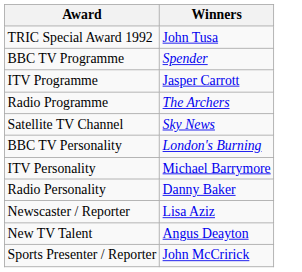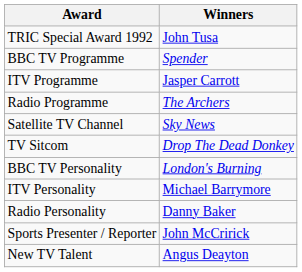+ row: (38, 146)
- row: (69, 211)
rows swapped: (82, 255) <-> (50, 233)
